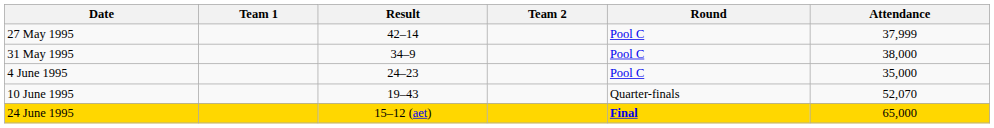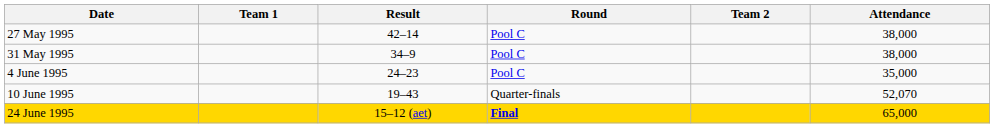columns swapped: (547, 14) <-> (709, 14)
(900, 34) 37,999 -> (900, 34) 38,000
